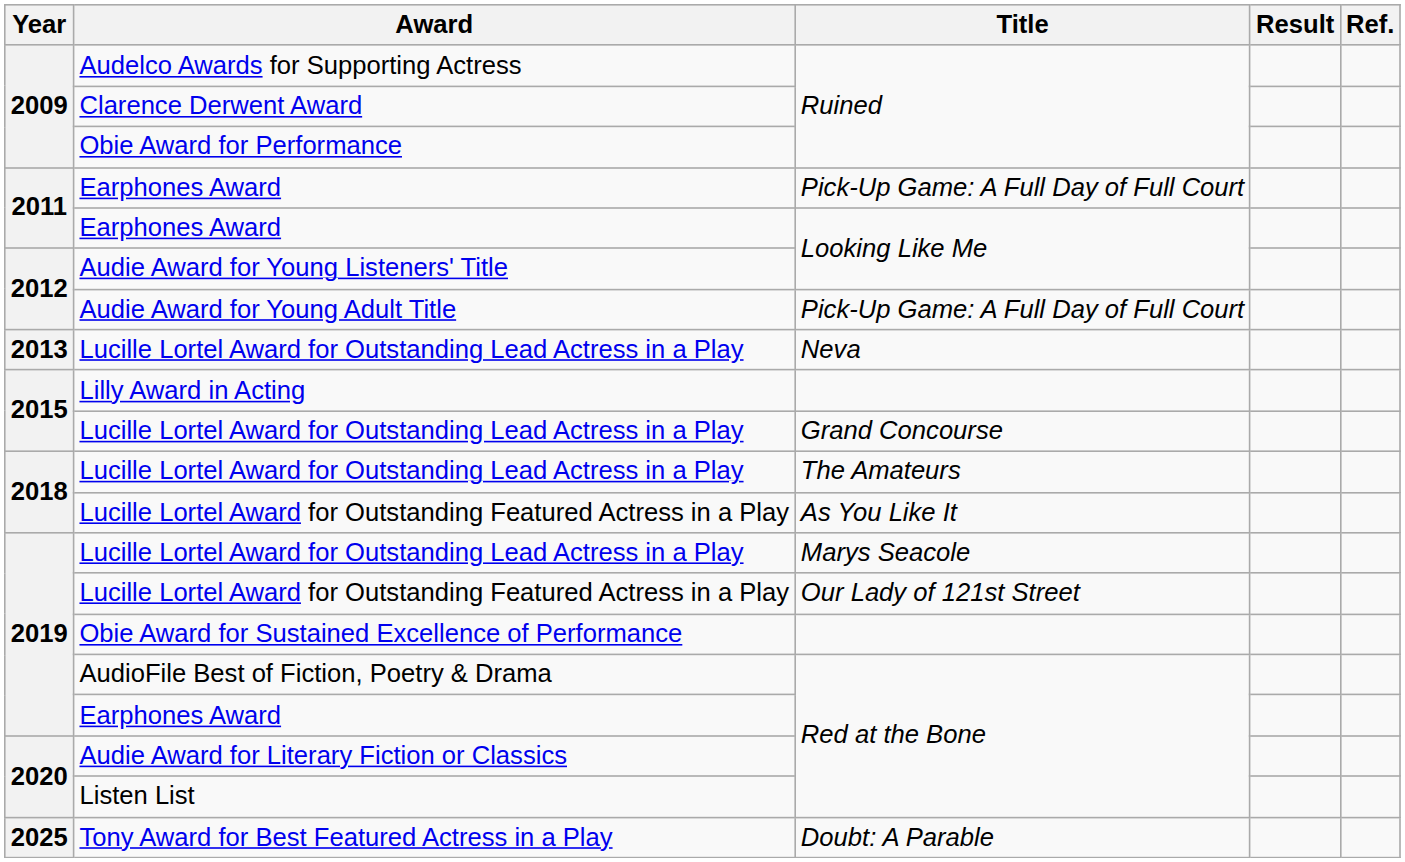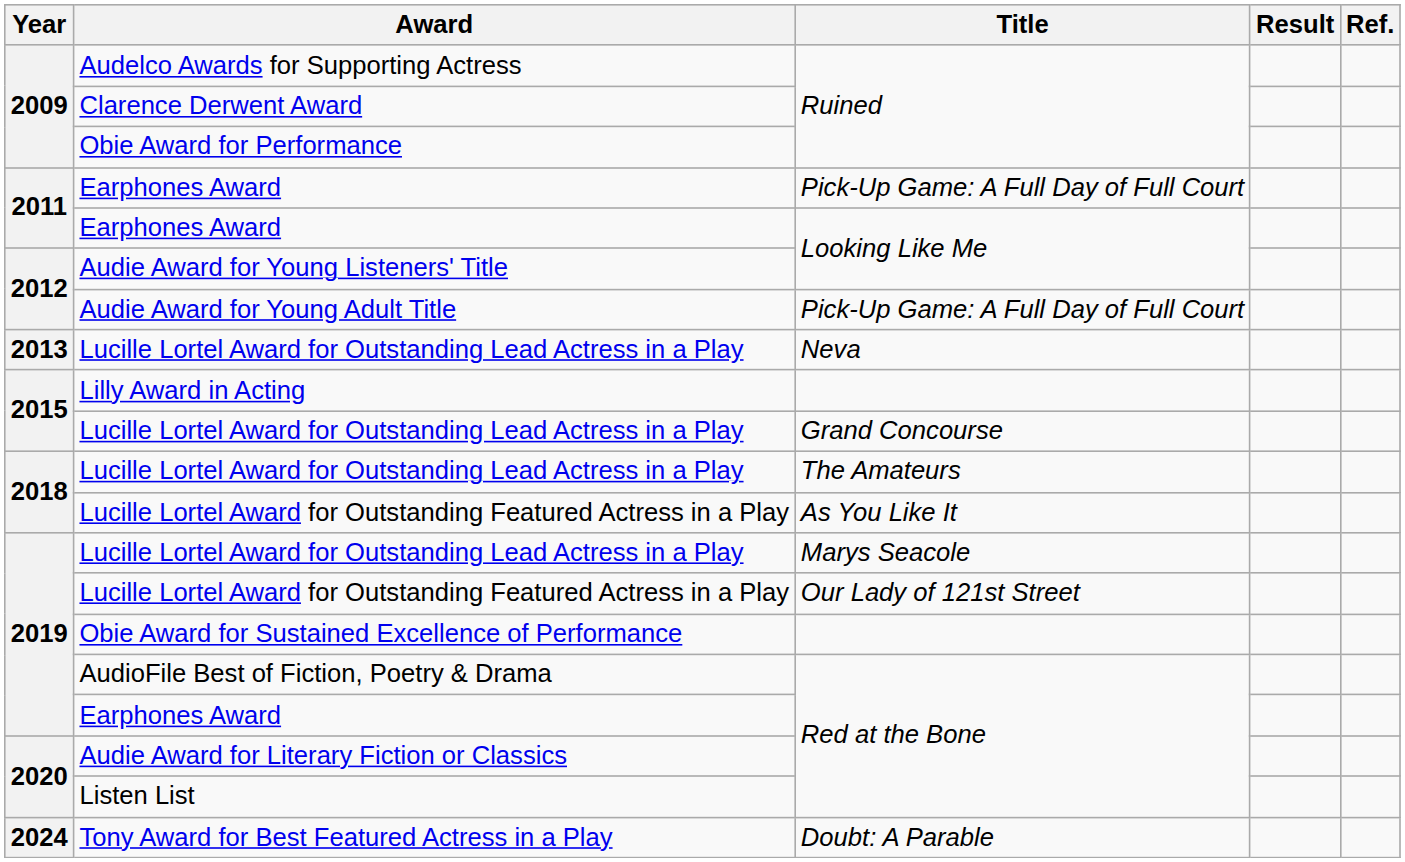(39, 836) 2025 -> (39, 836) 2024
